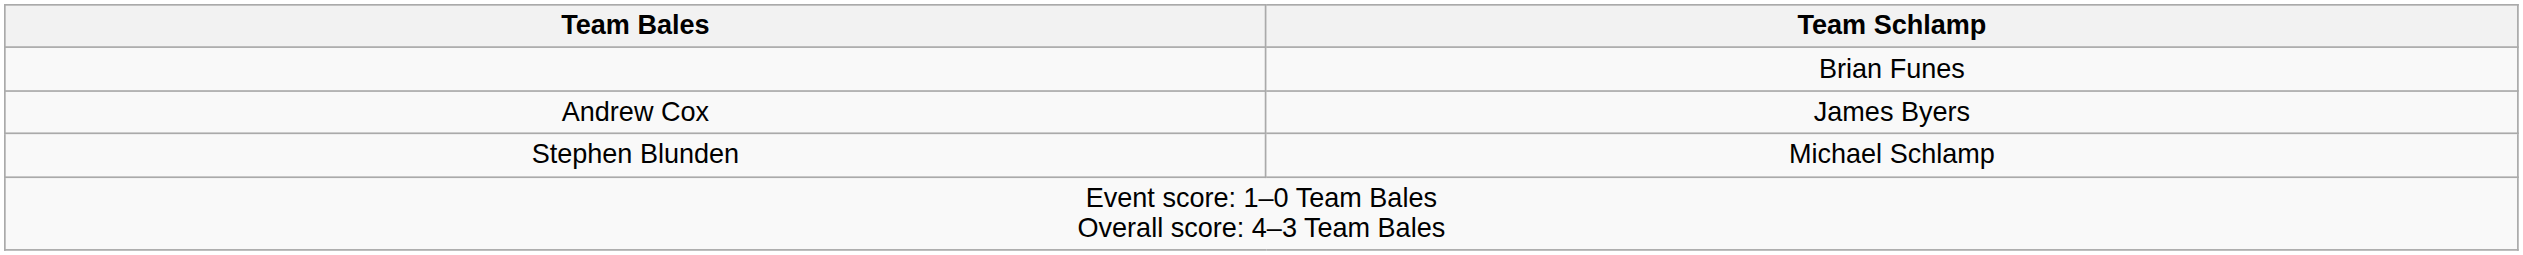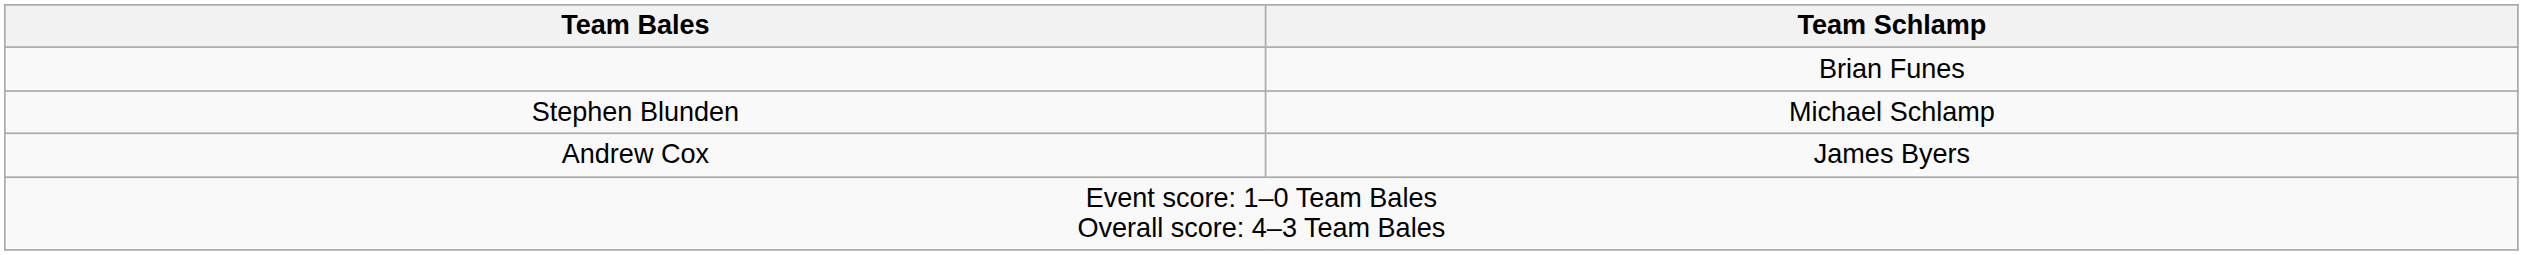rows swapped: (635, 154) <-> (635, 111)
